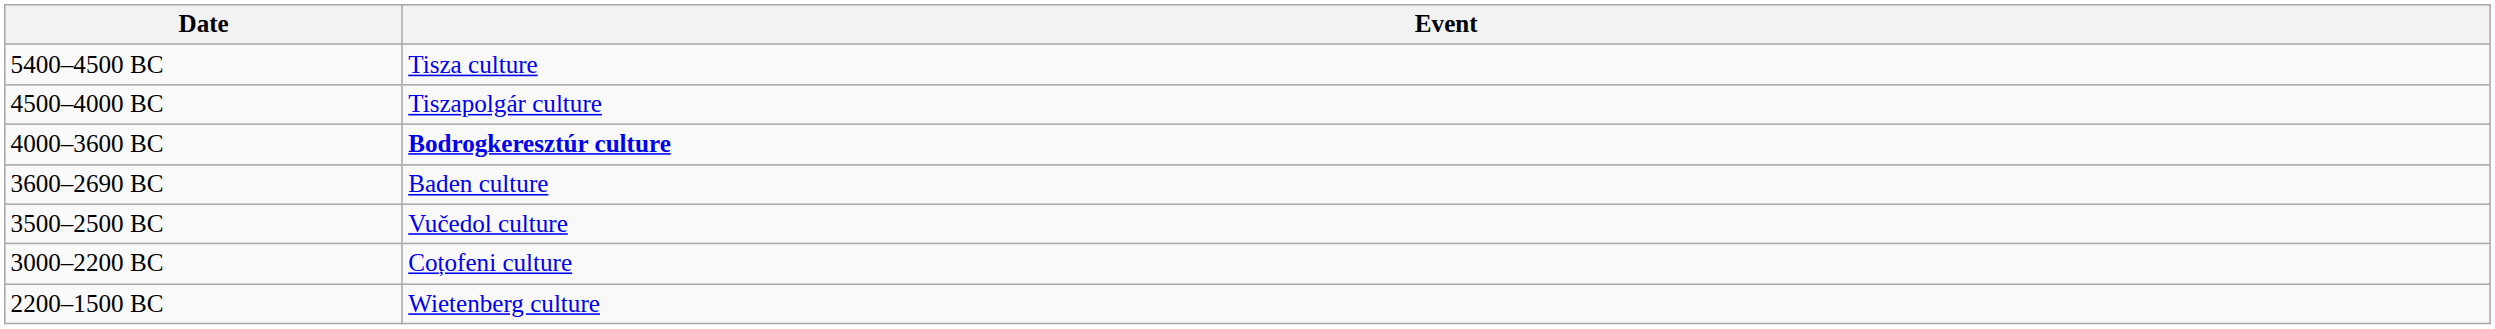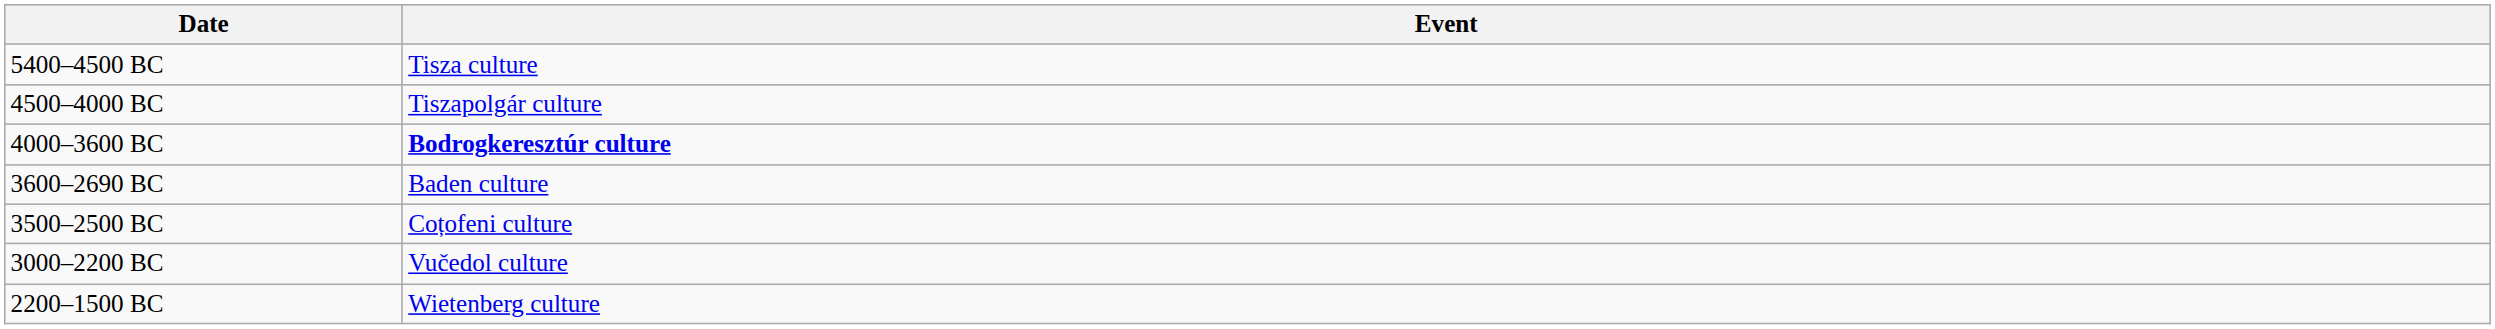(488, 223) Vučedol culture -> (490, 223) Coțofeni culture
(490, 263) Coțofeni culture -> (488, 263) Vučedol culture
